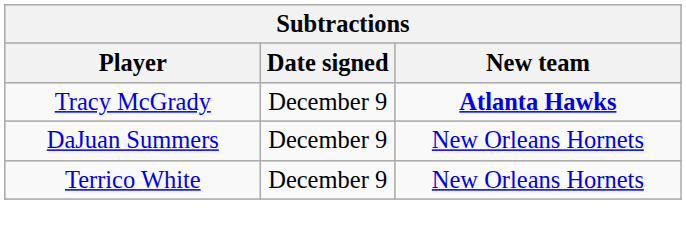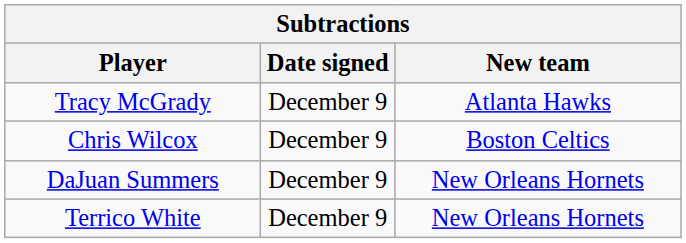(538, 101) bold -> (538, 101) normal
+ row: (133, 140)
